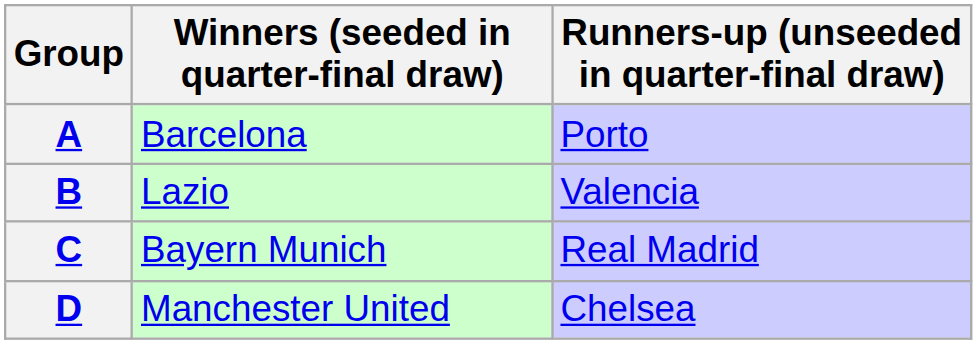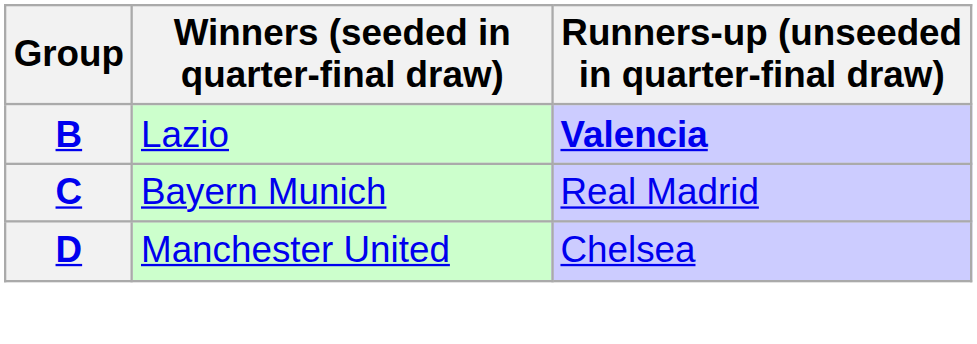- row: (69, 133)
(630, 191) normal -> (634, 133) bold
